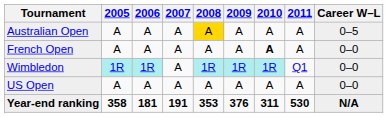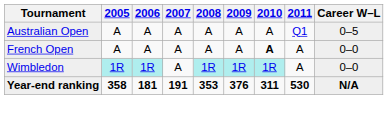(209, 31) gold background -> (209, 31) no background
(300, 31) A -> (300, 31) Q1
(300, 67) Q1 -> (300, 67) A
- row: (30, 85)
